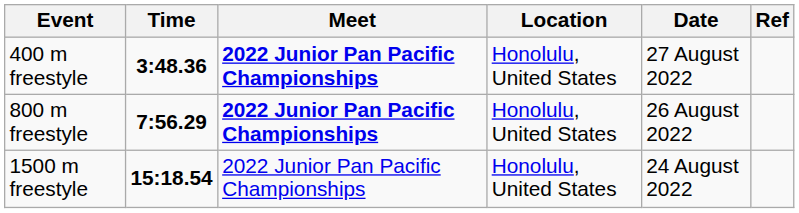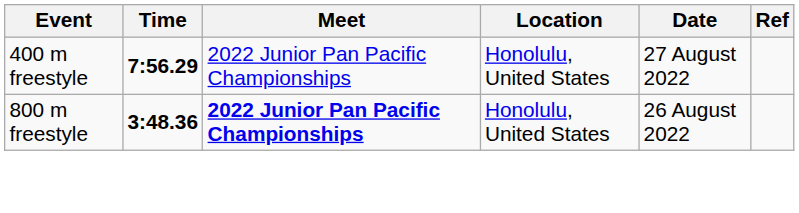(172, 65) 3:48.36 -> (163, 65) 7:56.29
(338, 65) bold -> (317, 65) normal
(172, 122) 7:56.29 -> (163, 122) 3:48.36
- row: (49, 178)
